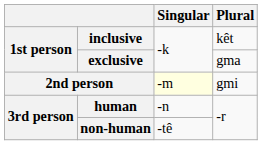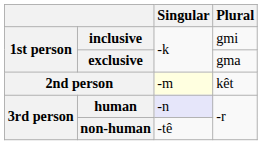(225, 38) kêt -> (227, 38) gmi
(227, 83) gmi -> (225, 83) kêt
(163, 106) no background -> (163, 106) lavender background
